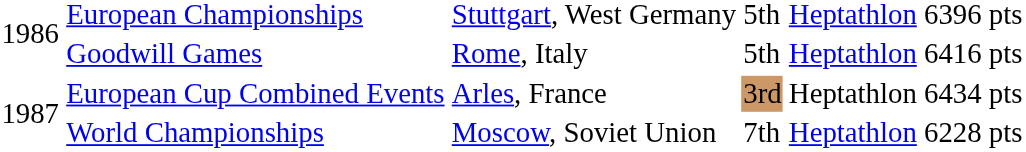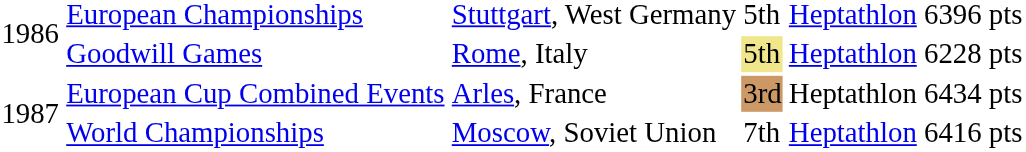(762, 53) no background -> (762, 53) khaki background
(973, 53) 6416 pts -> (973, 53) 6228 pts
(973, 132) 6228 pts -> (973, 132) 6416 pts
